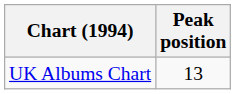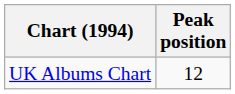(193, 72) 13 -> (193, 72) 12
